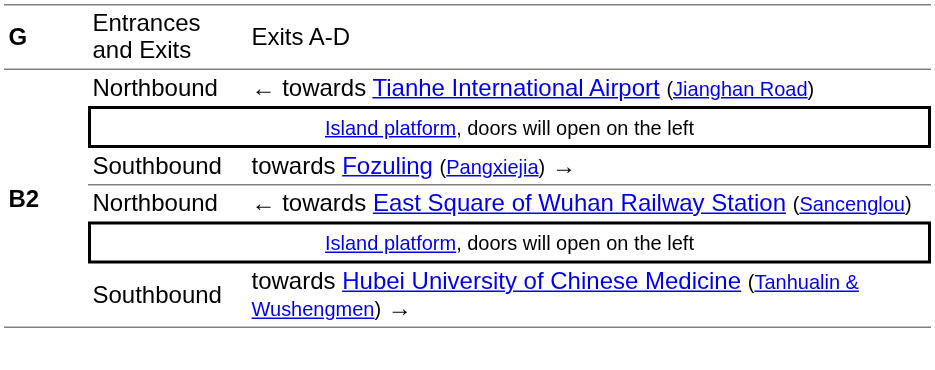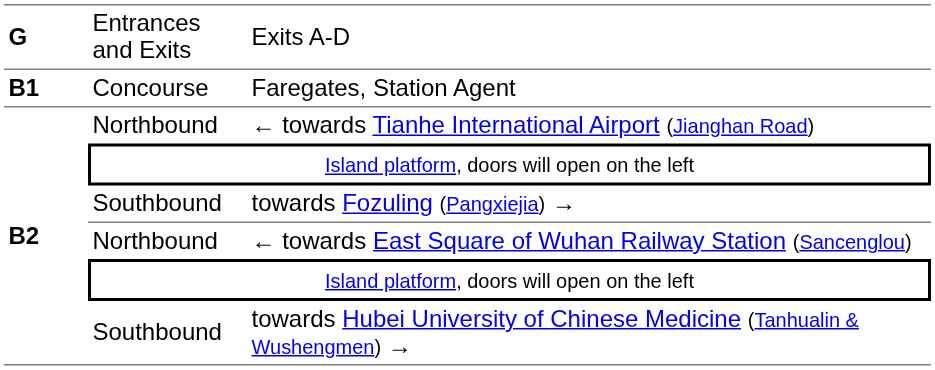+ row: (151, 87)
